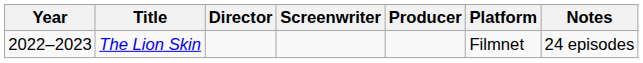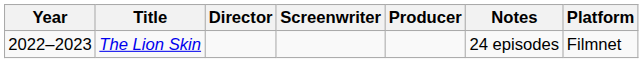columns swapped: (503, 17) <-> (589, 17)
